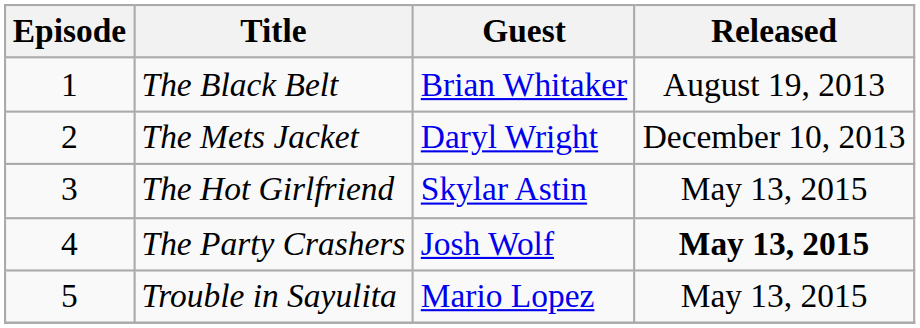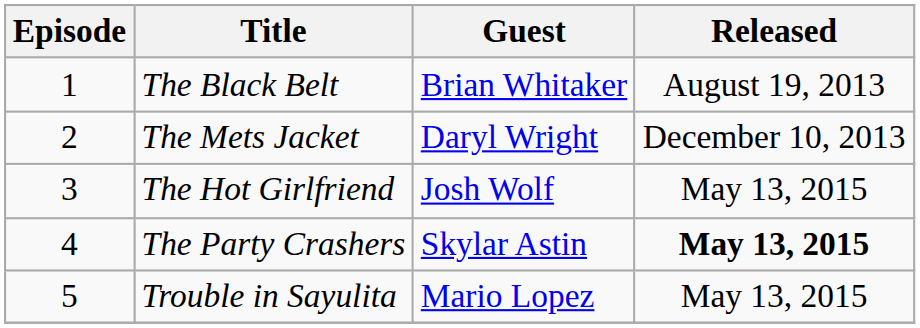(504, 190) Skylar Astin -> (487, 190) Josh Wolf
(487, 243) Josh Wolf -> (504, 243) Skylar Astin
